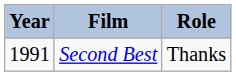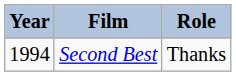(30, 54) 1991 -> (30, 54) 1994
